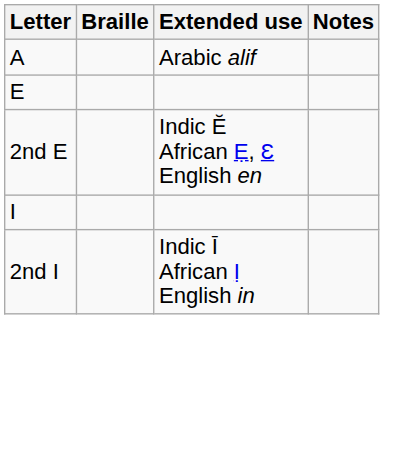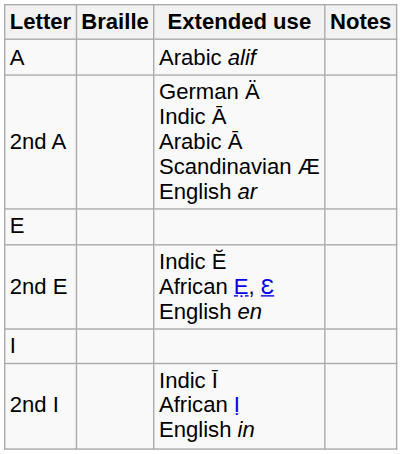+ row: (38, 141)
